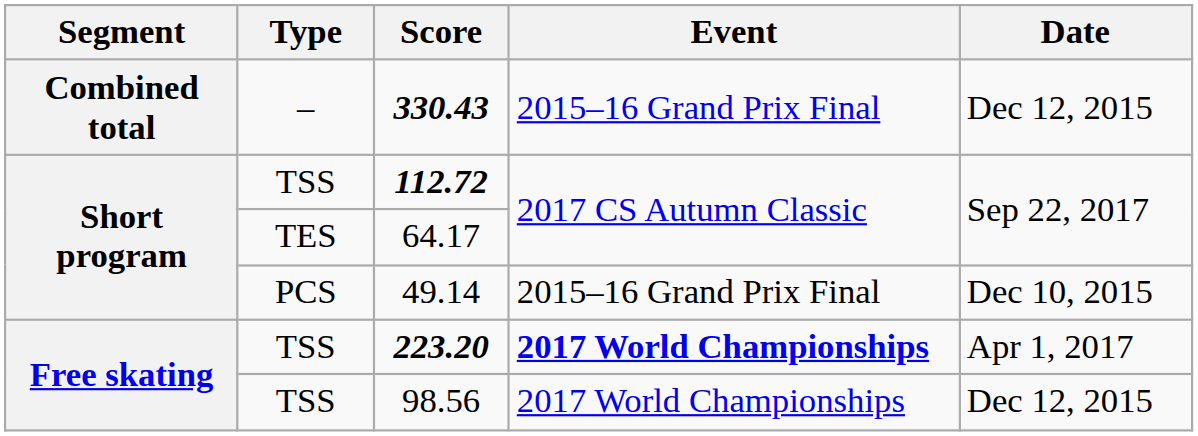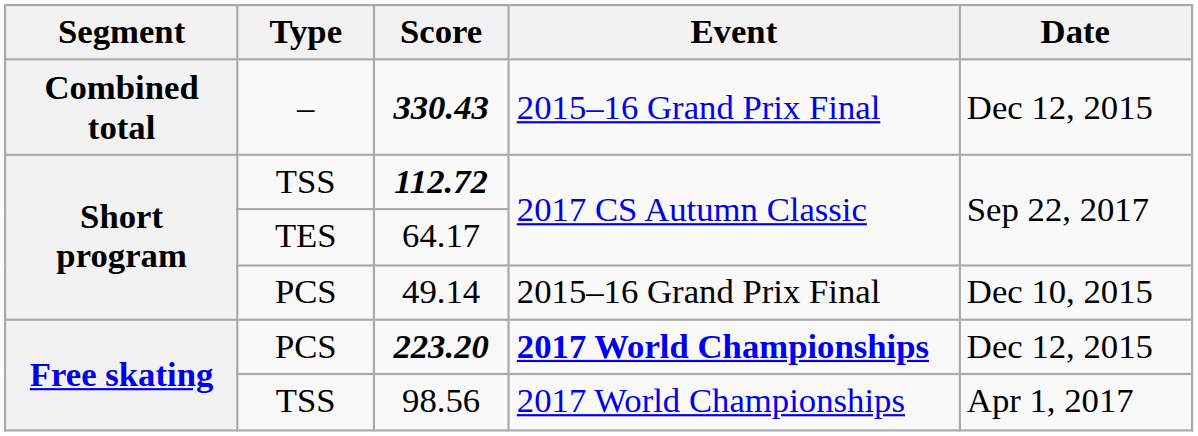(306, 346) TSS -> (306, 346) PCS
(1050, 346) Apr 1, 2017 -> (1060, 346) Dec 12, 2015
(1060, 401) Dec 12, 2015 -> (1050, 401) Apr 1, 2017
